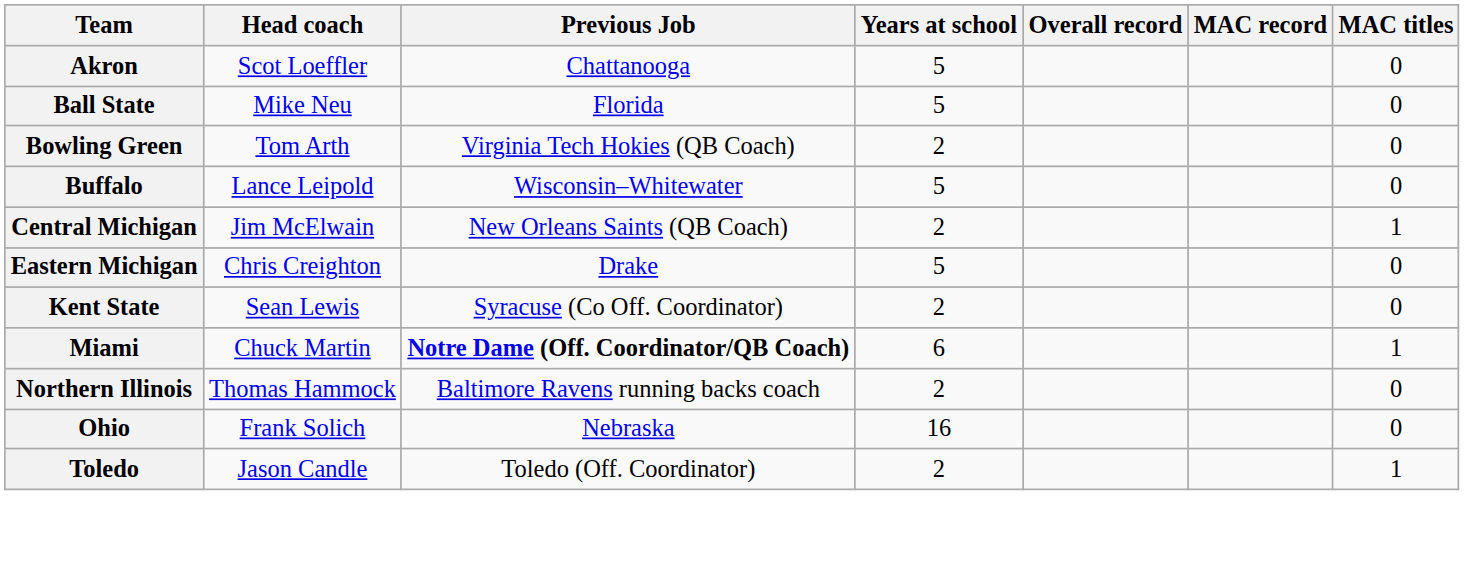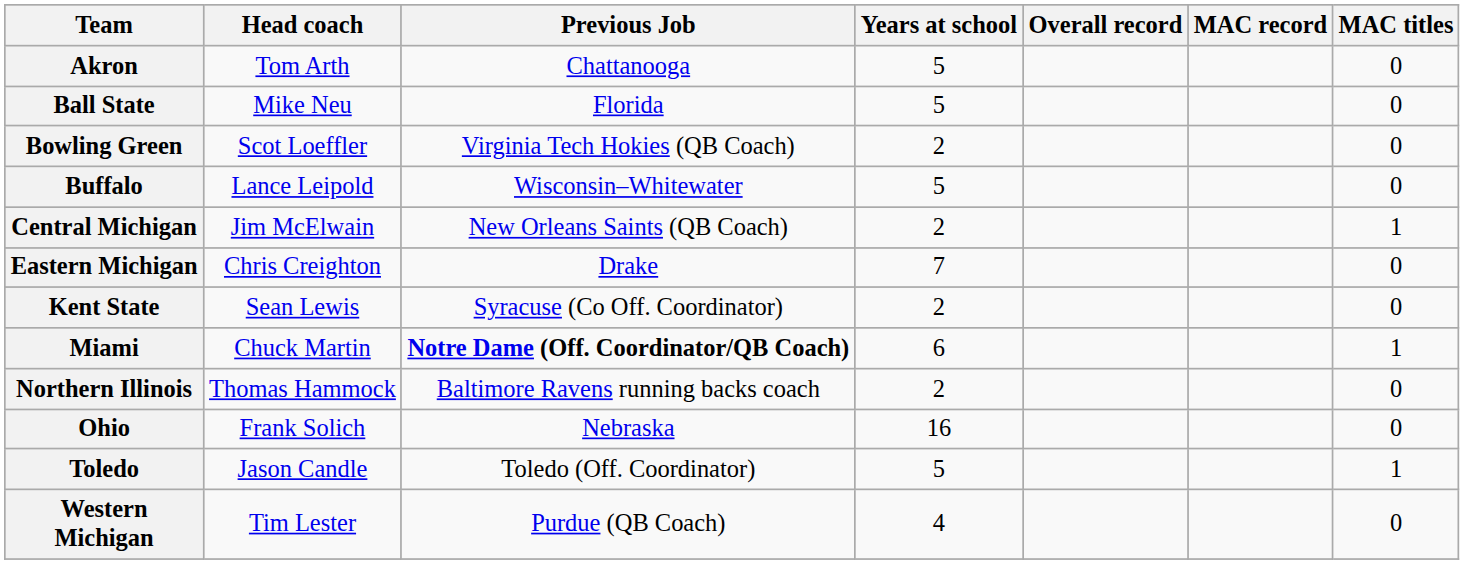(302, 65) Scot Loeffler -> (302, 65) Tom Arth
(302, 146) Tom Arth -> (302, 146) Scot Loeffler
(939, 267) 5 -> (939, 267) 7
(939, 469) 2 -> (939, 469) 5
+ row: (104, 524)
